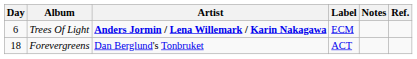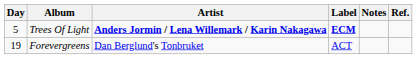(16, 29) 6 -> (16, 29) 5
(343, 29) normal -> (343, 29) bold
(16, 45) 18 -> (16, 45) 19
